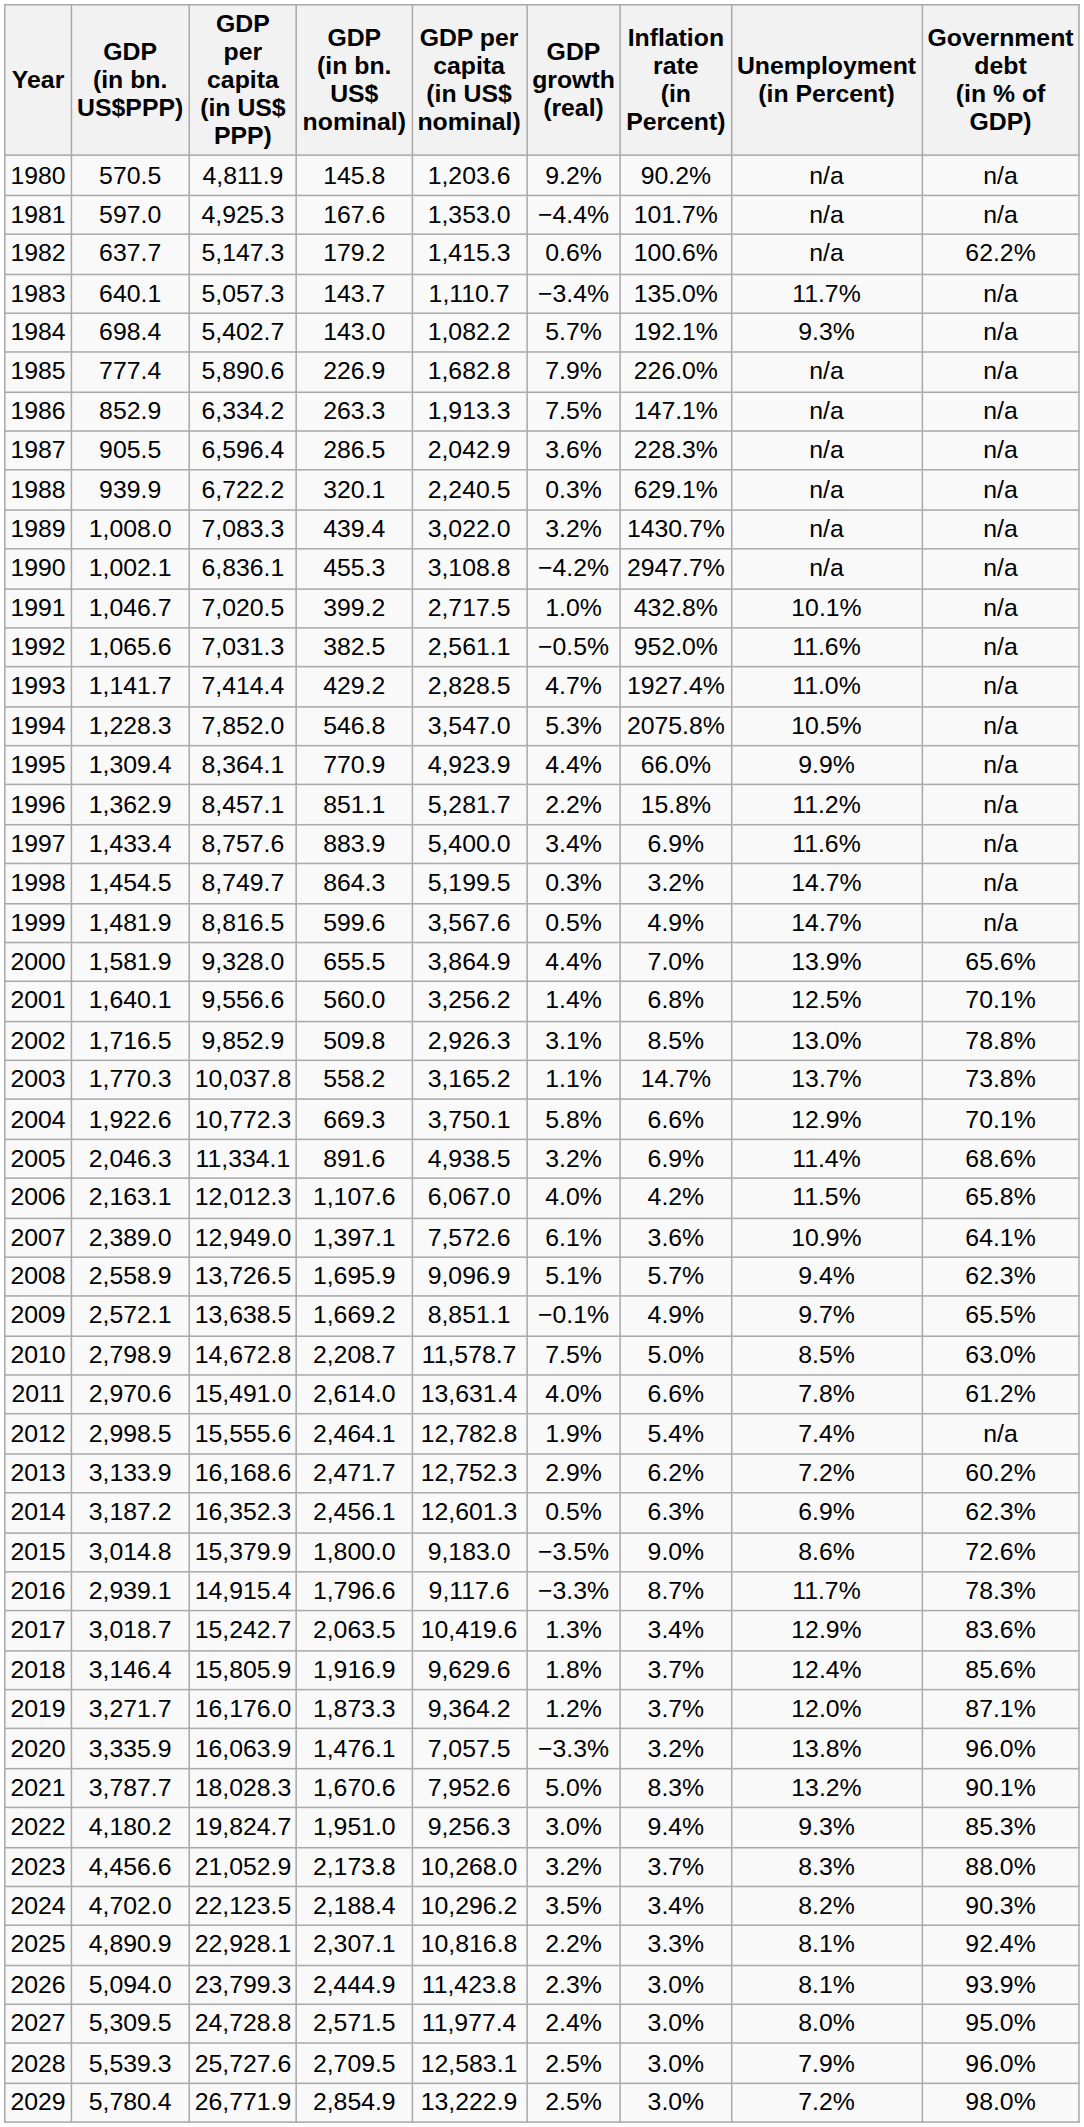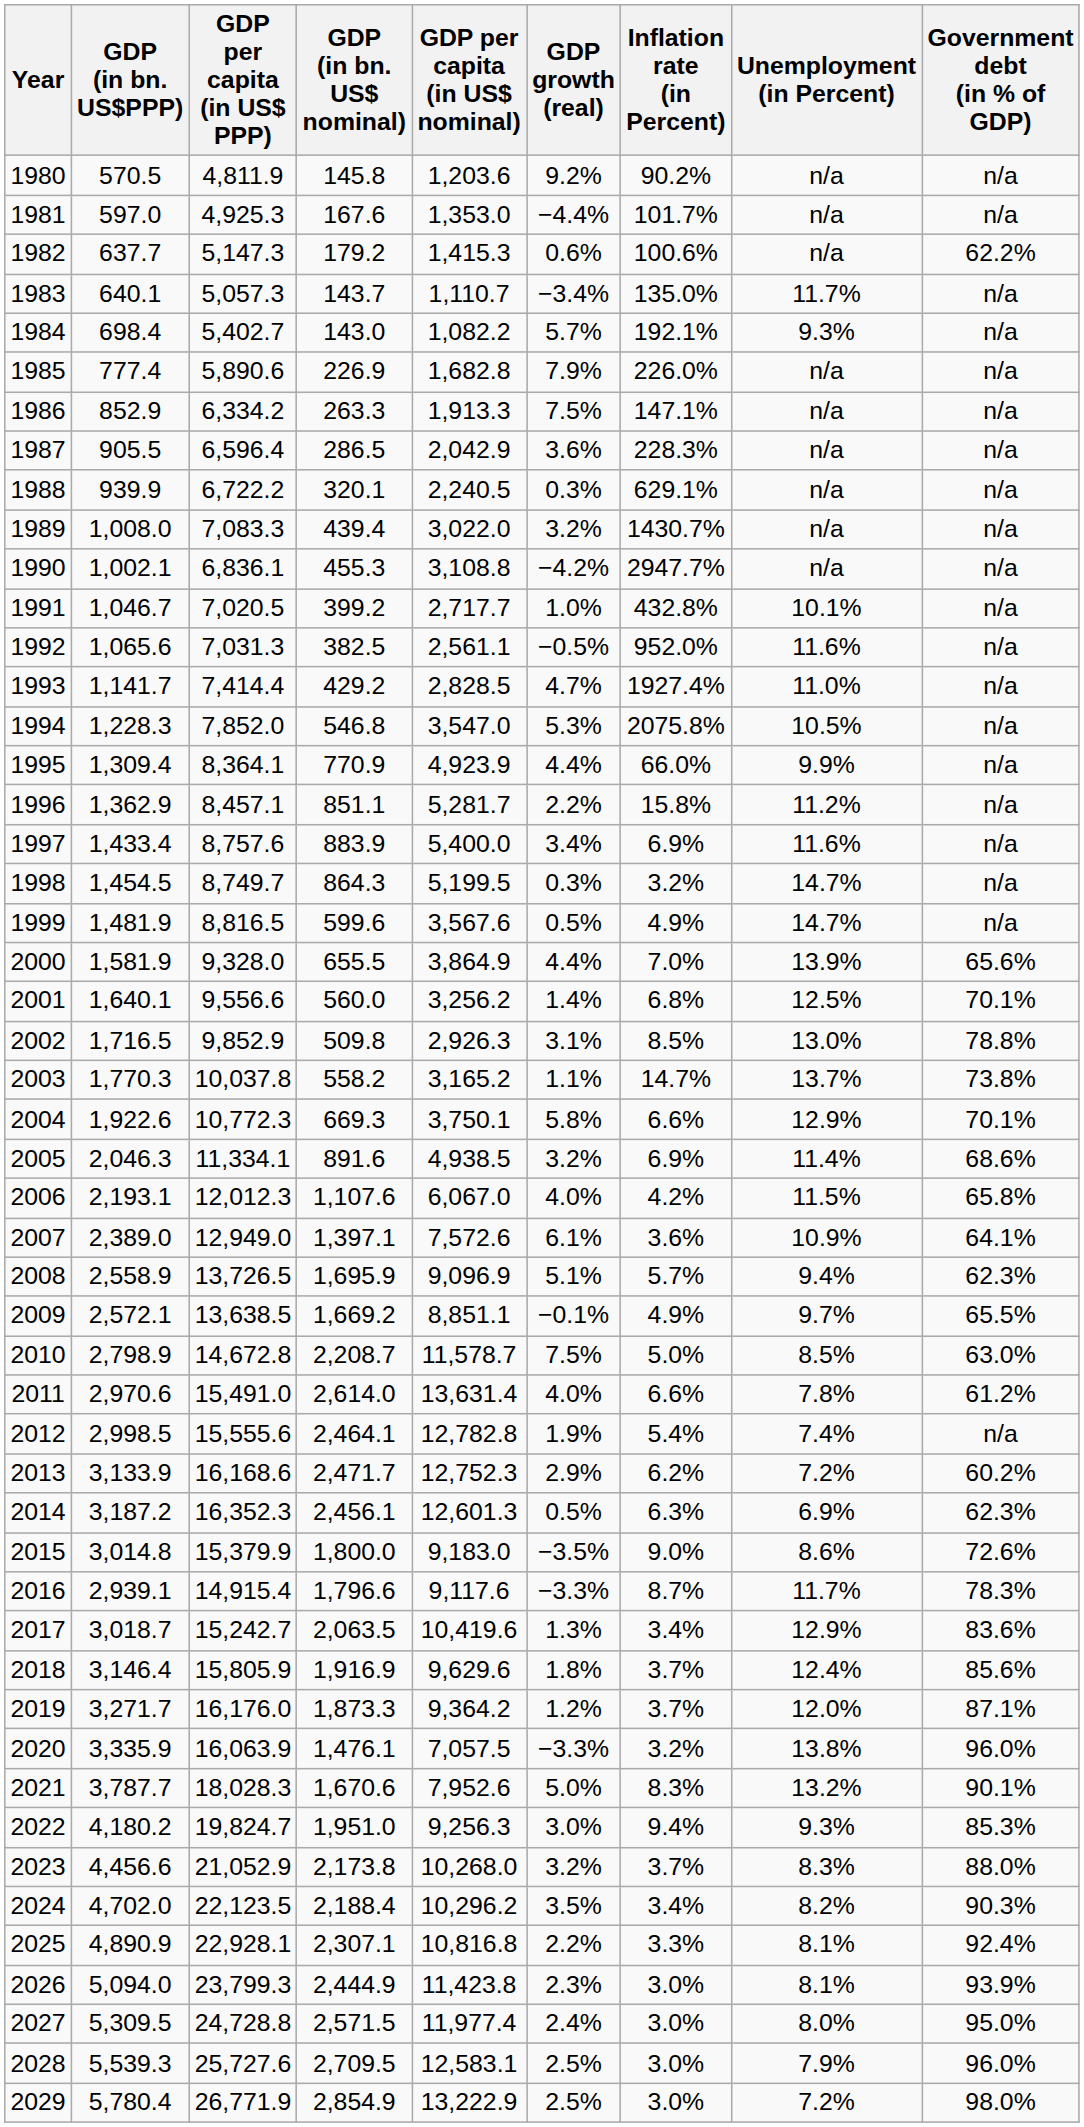(469, 607) 2,717.5 -> (469, 607) 2,717.7
(130, 1197) 2,163.1 -> (130, 1197) 2,193.1
